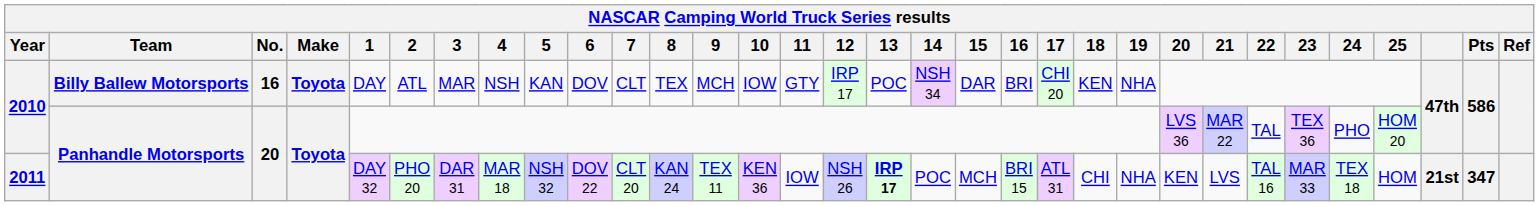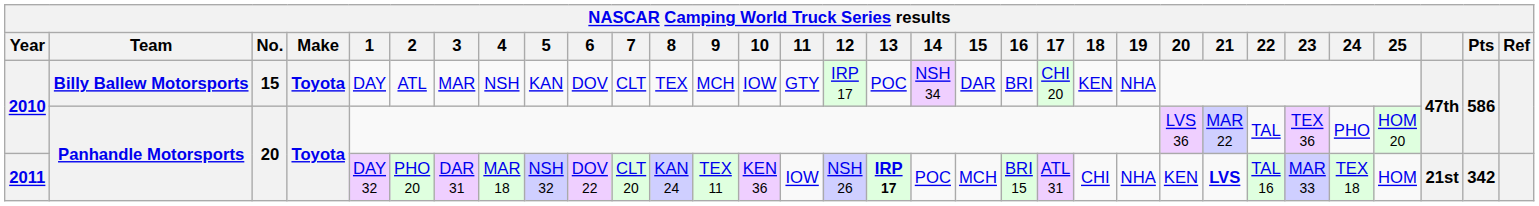(270, 83) 16 -> (270, 83) 15
(1225, 177) normal -> (1225, 177) bold
(1481, 177) 347 -> (1481, 177) 342
